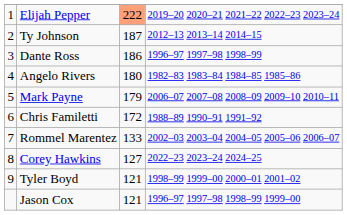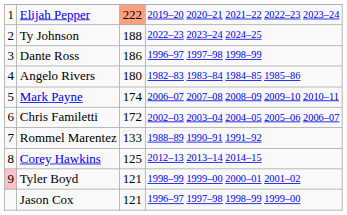(132, 35) 187 -> (132, 35) 188
(205, 35) 2012–13 2013–14 2014–15 -> (205, 35) 2022–23 2023–24 2024–25
(132, 96) 179 -> (132, 96) 174
(205, 117) 1988–89 1990–91 1991–92 -> (243, 117) 2002–03 2003–04 2004–05 2005–06 2006–07
(243, 138) 2002–03 2003–04 2004–05 2005–06 2006–07 -> (205, 138) 1988–89 1990–91 1991–92
(132, 158) 127 -> (132, 158) 125
(205, 158) 2022–23 2023–24 2024–25 -> (205, 158) 2012–13 2013–14 2014–15
(11, 179) no background -> (11, 179) pink background
